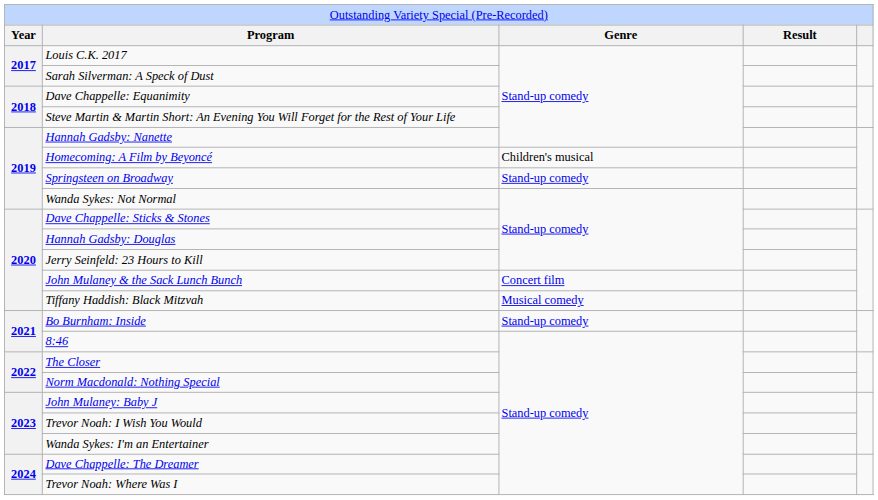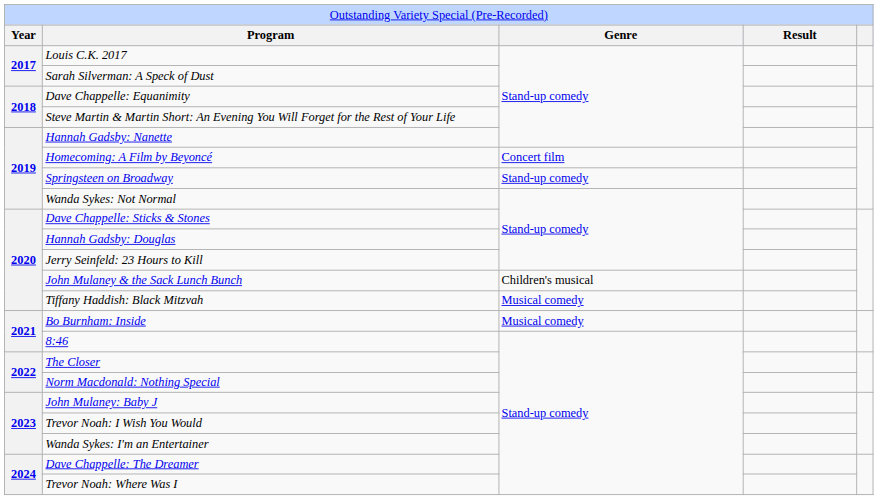(547, 158) Children's musical -> (533, 158) Concert film
(533, 280) Concert film -> (547, 280) Children's musical
(545, 321) Stand-up comedy -> (543, 321) Musical comedy
